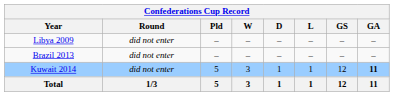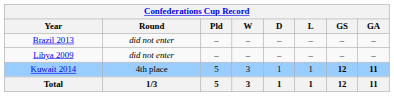rows swapped: (53, 41) <-> (53, 55)
(152, 70) did not enter -> (152, 70) 4th place
(342, 70) normal -> (342, 70) bold
